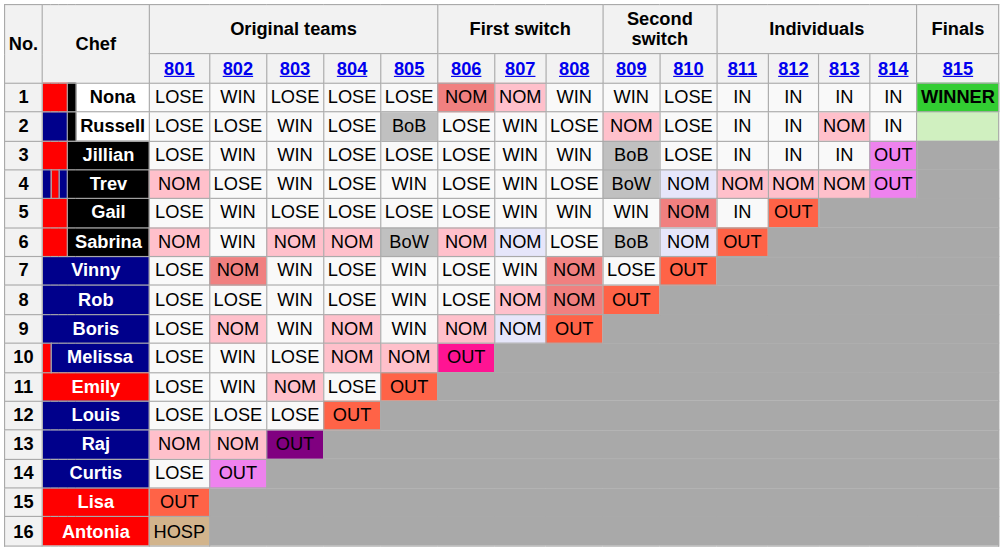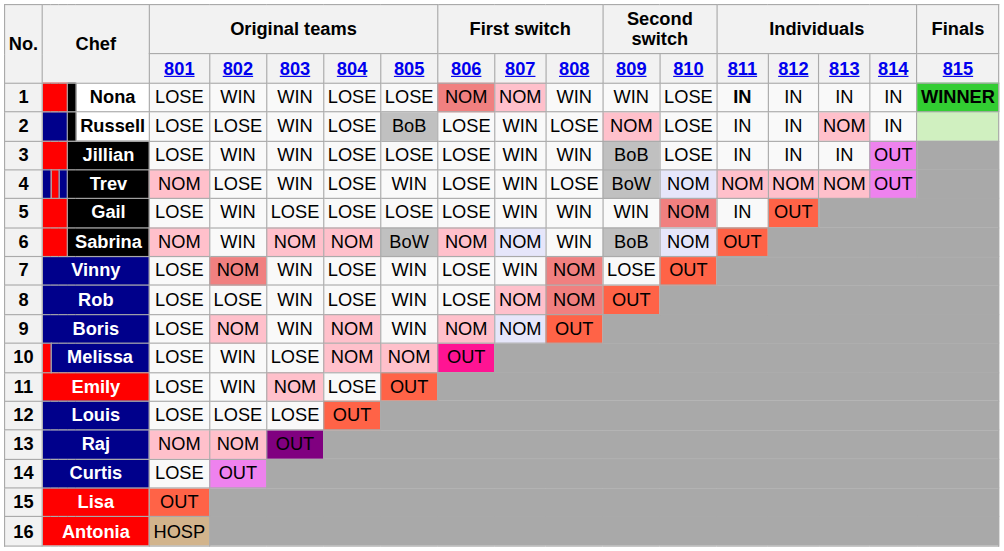(295, 97) LOSE -> (295, 97) WIN
(742, 97) normal -> (742, 97) bold
(574, 241) LOSE -> (574, 241) WIN
